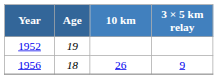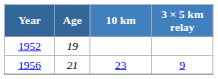(72, 65) 18 -> (72, 65) 21
(121, 65) 26 -> (121, 65) 23
